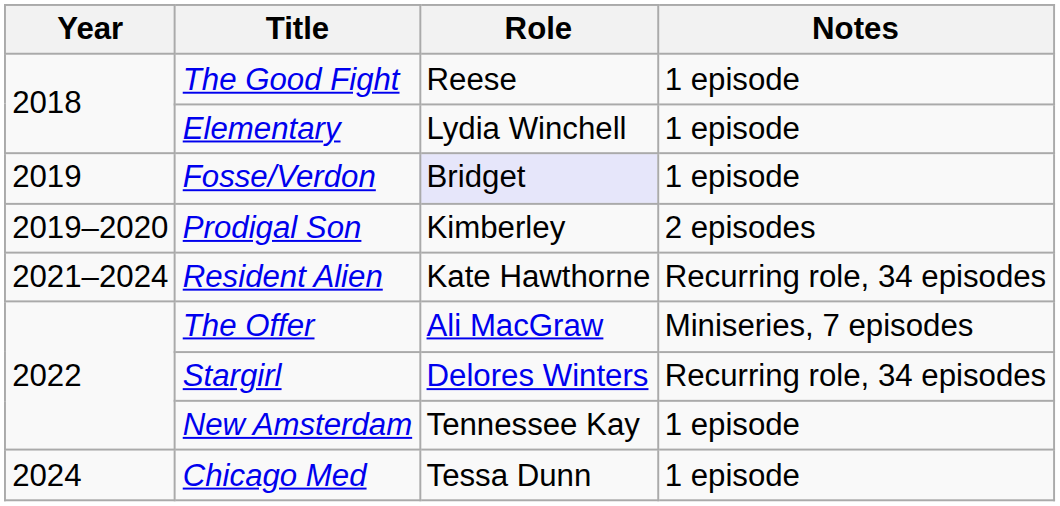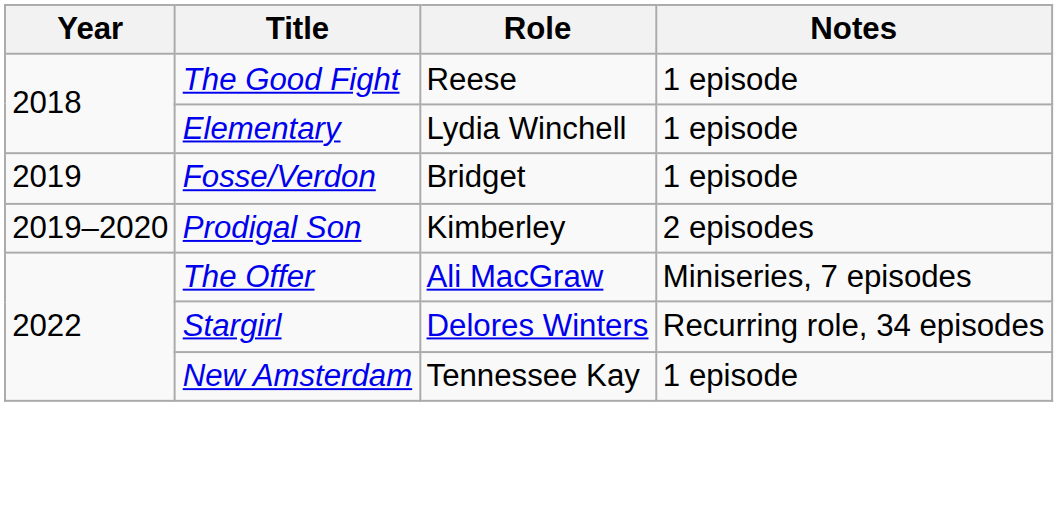(476, 177) lavender background -> (476, 177) no background
- row: (283, 276)
- row: (275, 474)
